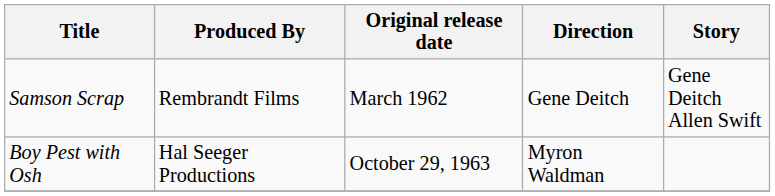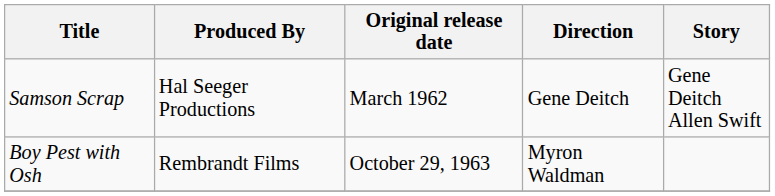(229, 97) Rembrandt Films -> (207, 97) Hal Seeger Productions
(207, 163) Hal Seeger Productions -> (229, 163) Rembrandt Films
